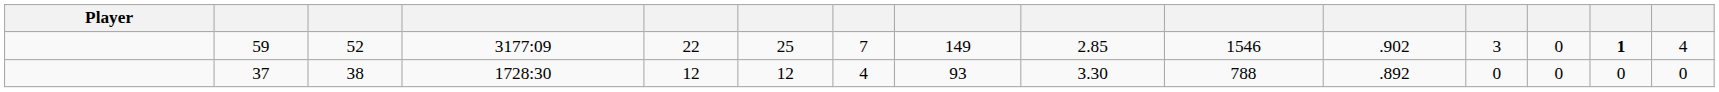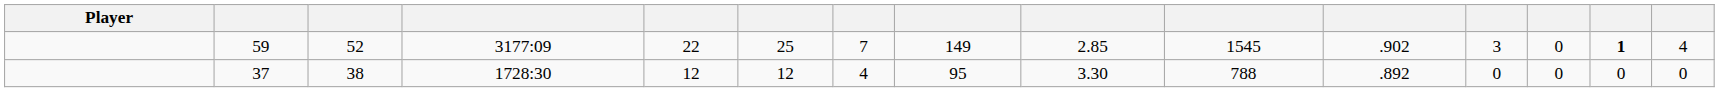(1244, 45) 1546 -> (1244, 45) 1545
(958, 73) 93 -> (958, 73) 95
